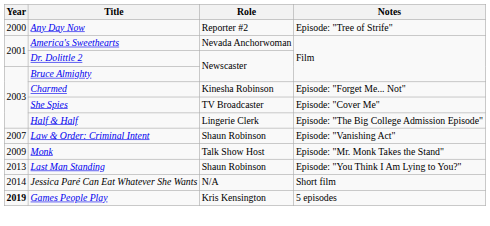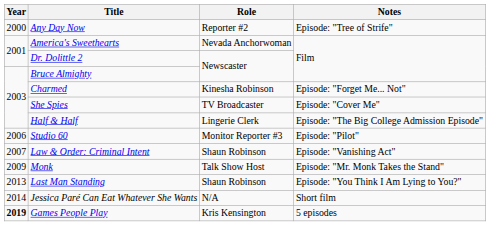+ row: (49, 136)
